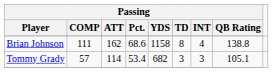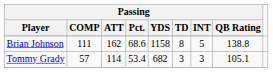(202, 43) 4 -> (202, 43) 5
